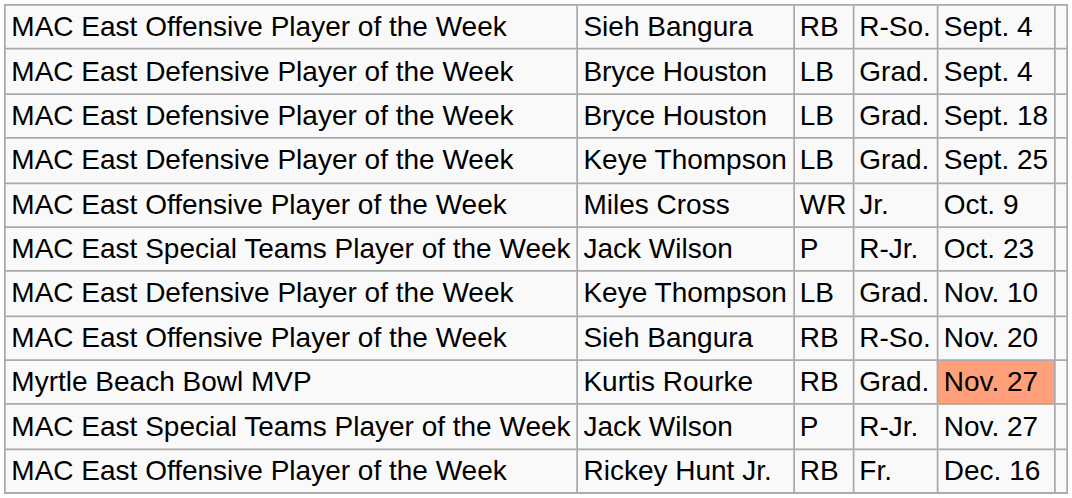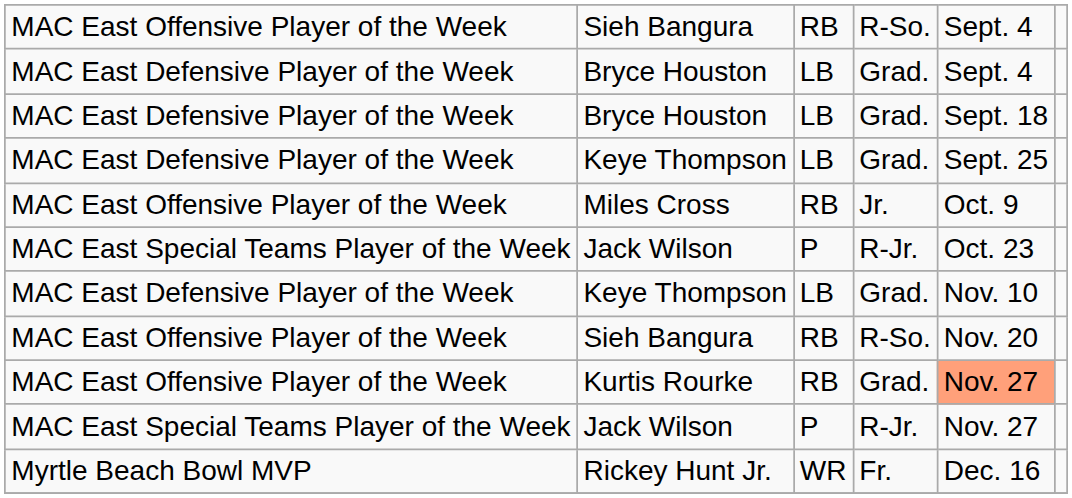(823, 204) WR -> (819, 204) RB
(161, 381) Myrtle Beach Bowl MVP -> (259, 381) MAC East Offensive Player of the Week
(259, 470) MAC East Offensive Player of the Week -> (161, 470) Myrtle Beach Bowl MVP
(819, 470) RB -> (823, 470) WR
